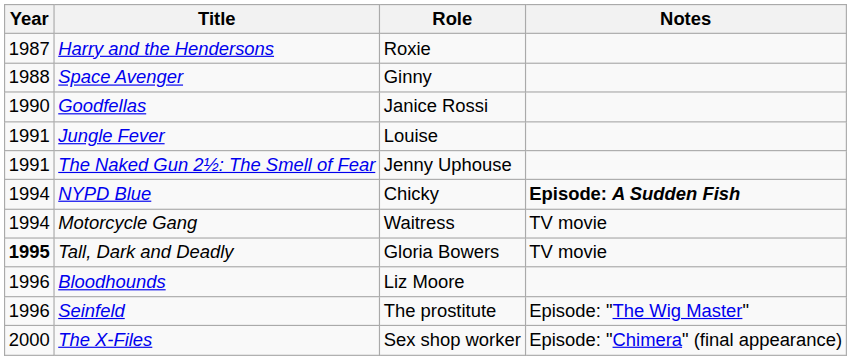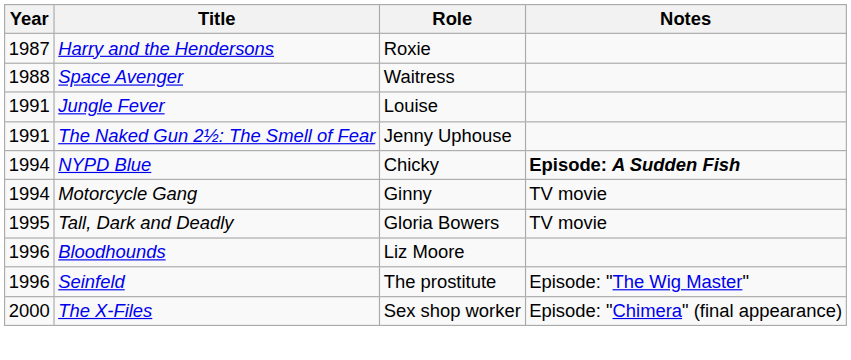(408, 77) Ginny -> (419, 77) Waitress
- row: (102, 106)
(419, 223) Waitress -> (408, 194) Ginny
(29, 252) bold -> (29, 223) normal
